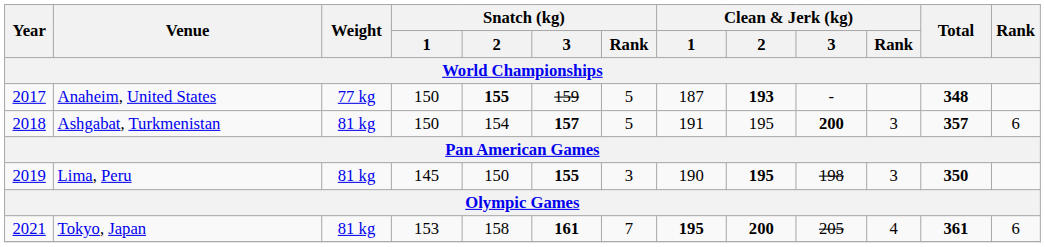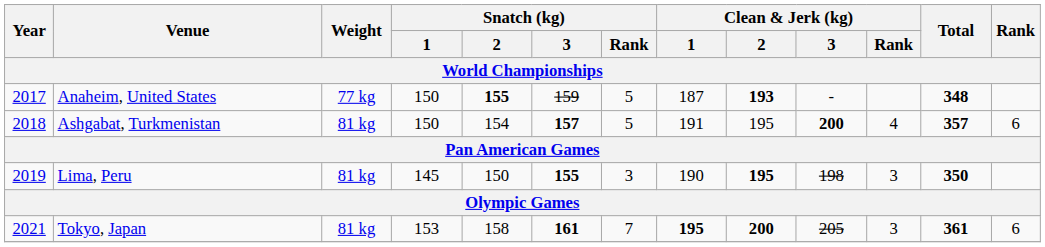(894, 123) 3 -> (894, 123) 4
(894, 228) 4 -> (894, 228) 3
